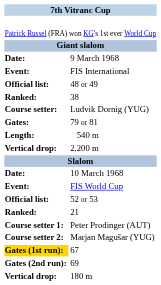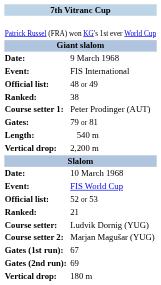rows swapped: (110, 110) <-> (110, 225)
(34, 250) gold background -> (34, 250) no background
